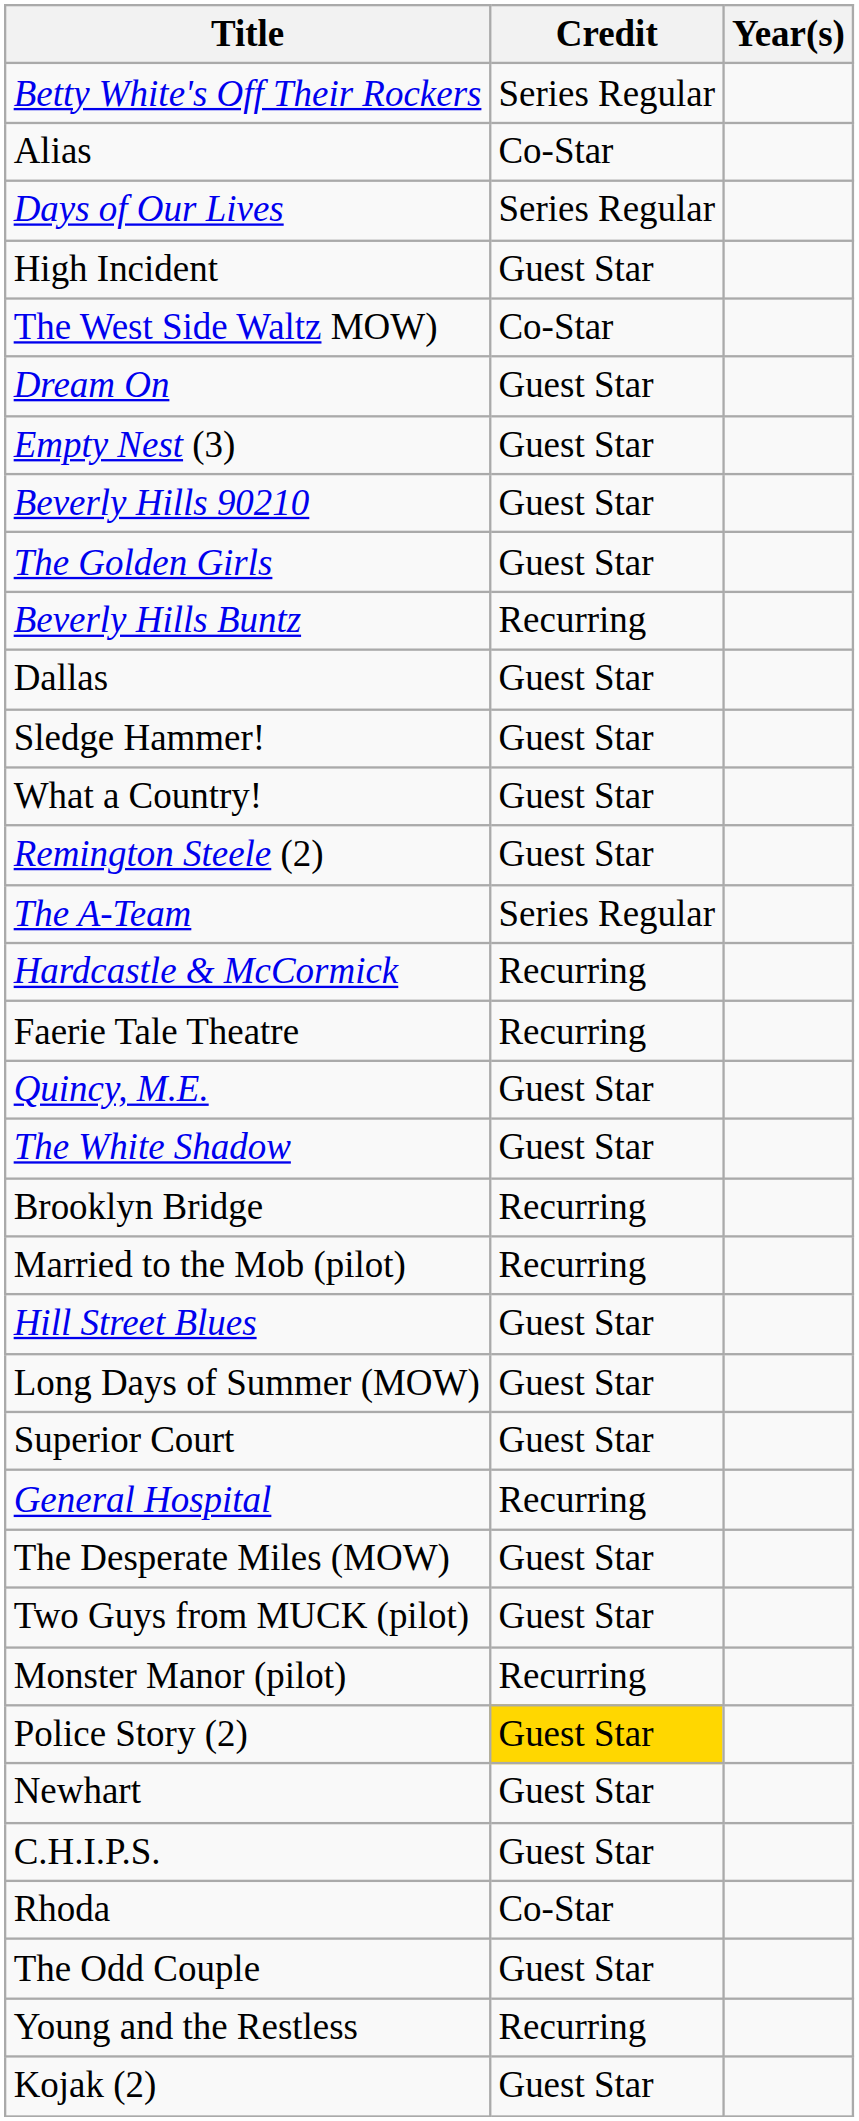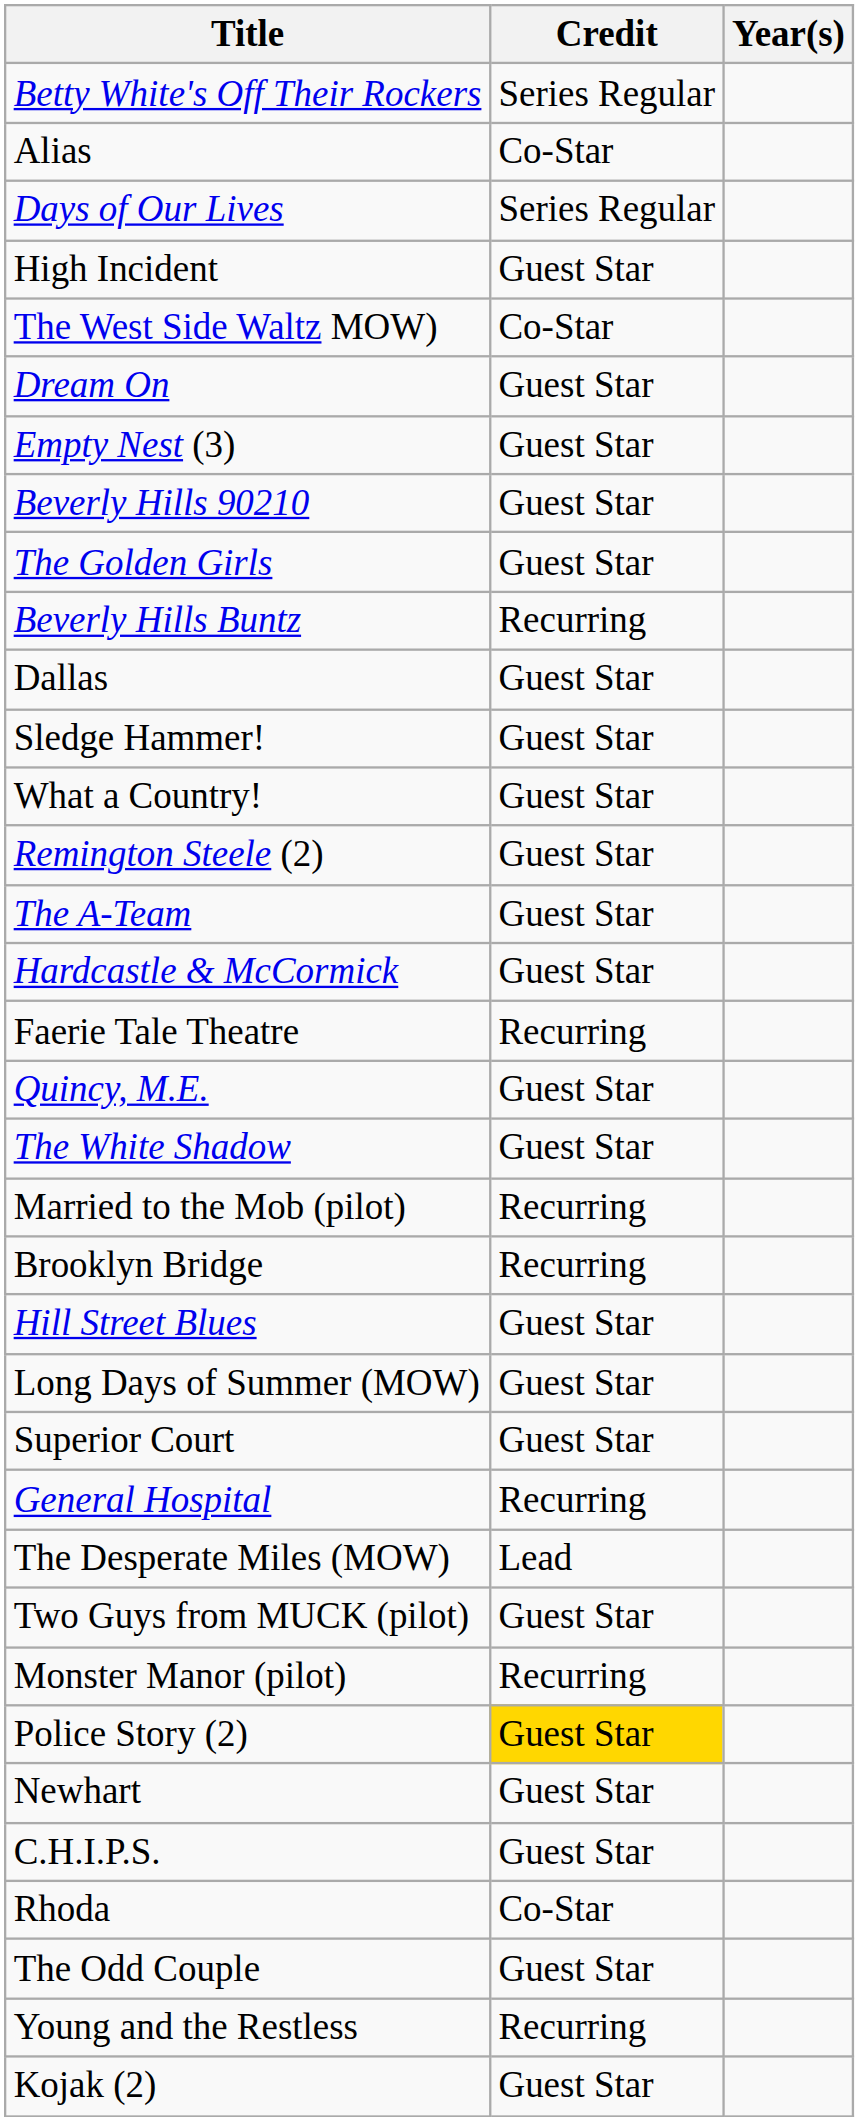(607, 913) Series Regular -> (576, 913) Guest Star
(572, 971) Recurring -> (576, 971) Guest Star
rows swapped: (210, 1264) <-> (138, 1206)
(576, 1557) Guest Star -> (535, 1557) Lead
